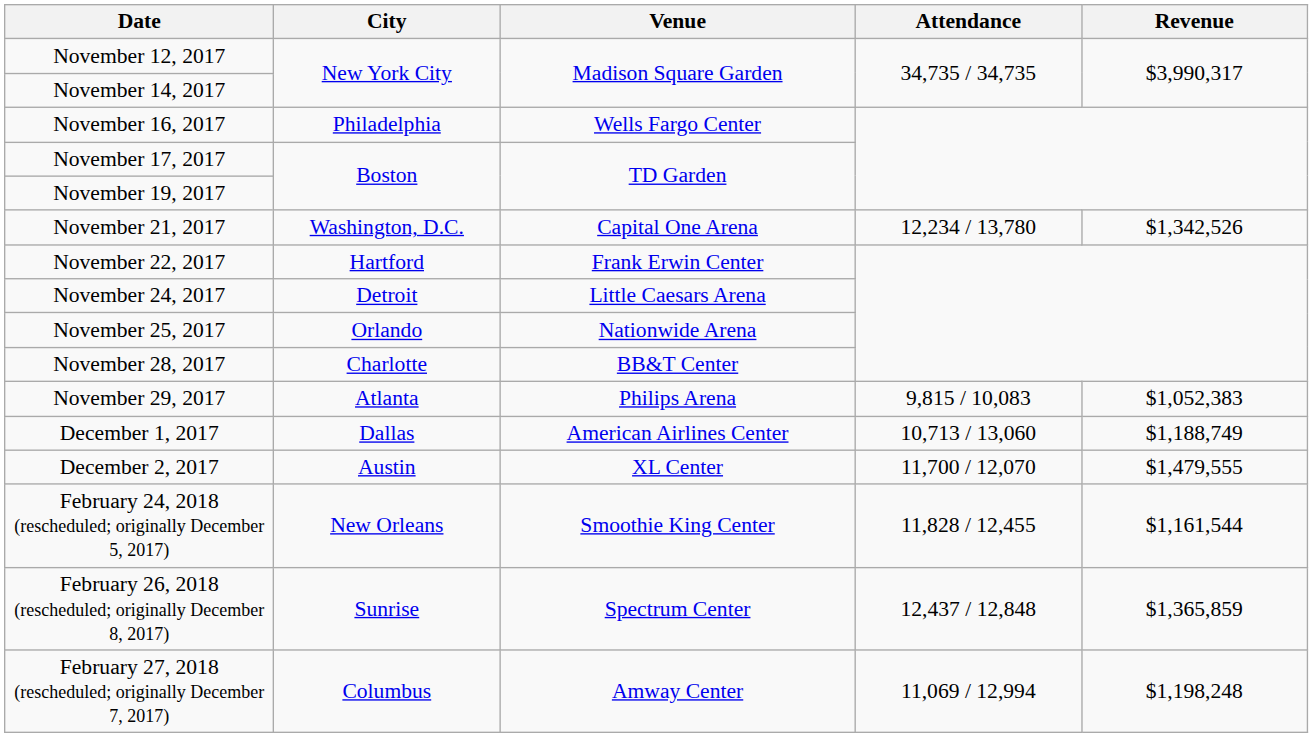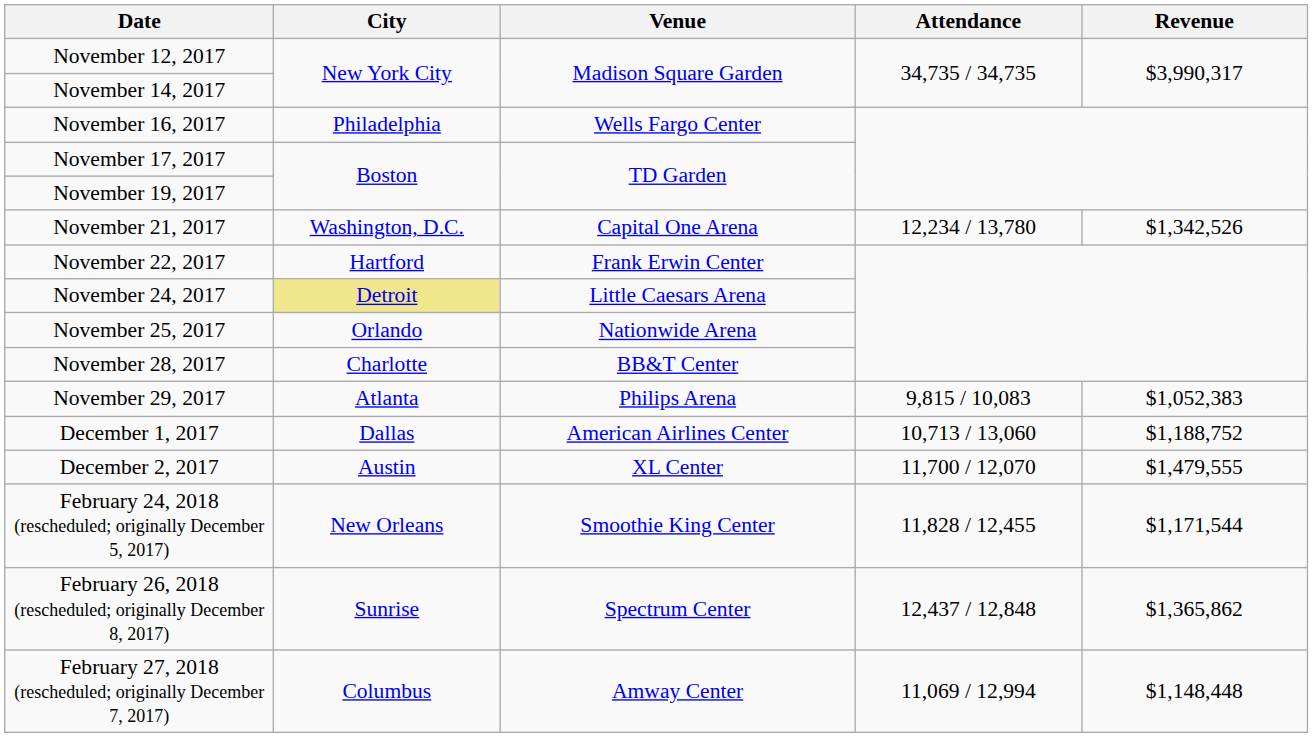(387, 295) no background -> (387, 295) khaki background
(1194, 432) $1,188,749 -> (1194, 432) $1,188,752
(1194, 525) $1,161,544 -> (1194, 525) $1,171,544
(1194, 608) $1,365,859 -> (1194, 608) $1,365,862
(1194, 691) $1,198,248 -> (1194, 691) $1,148,448
